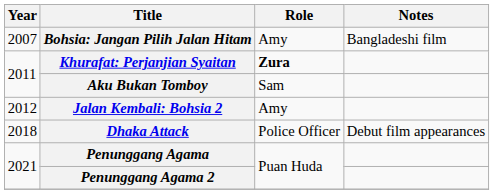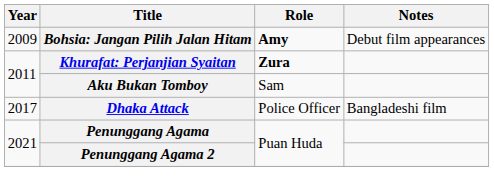(22, 39) 2007 -> (22, 39) 2009
(273, 39) normal -> (273, 39) bold
(397, 39) Bangladeshi film -> (416, 39) Debut film appearances
- row: (148, 108)
(22, 131) 2018 -> (22, 108) 2017
(416, 131) Debut film appearances -> (397, 108) Bangladeshi film
